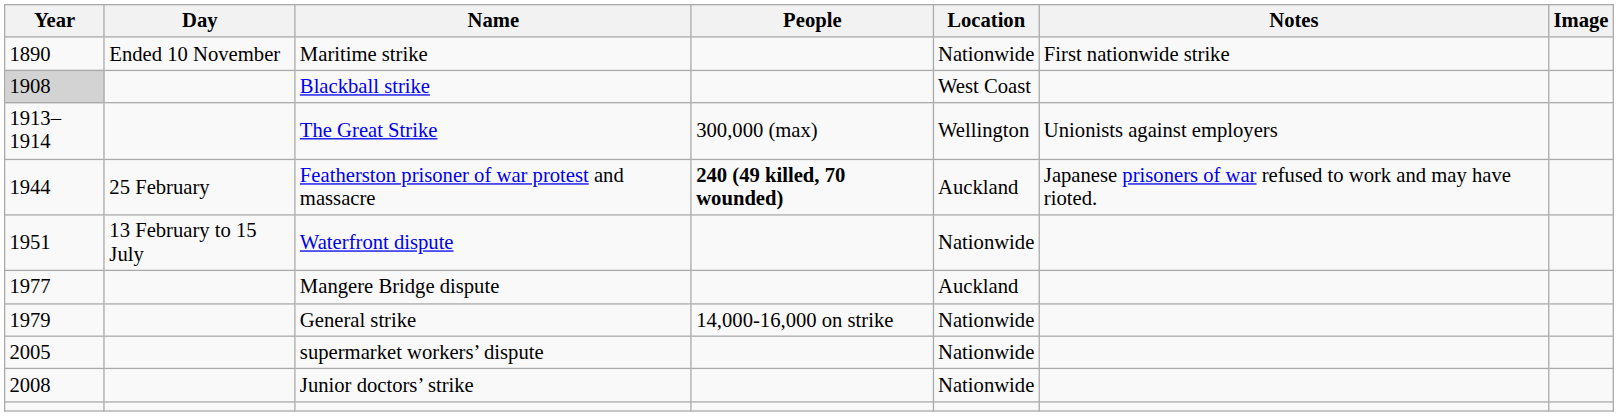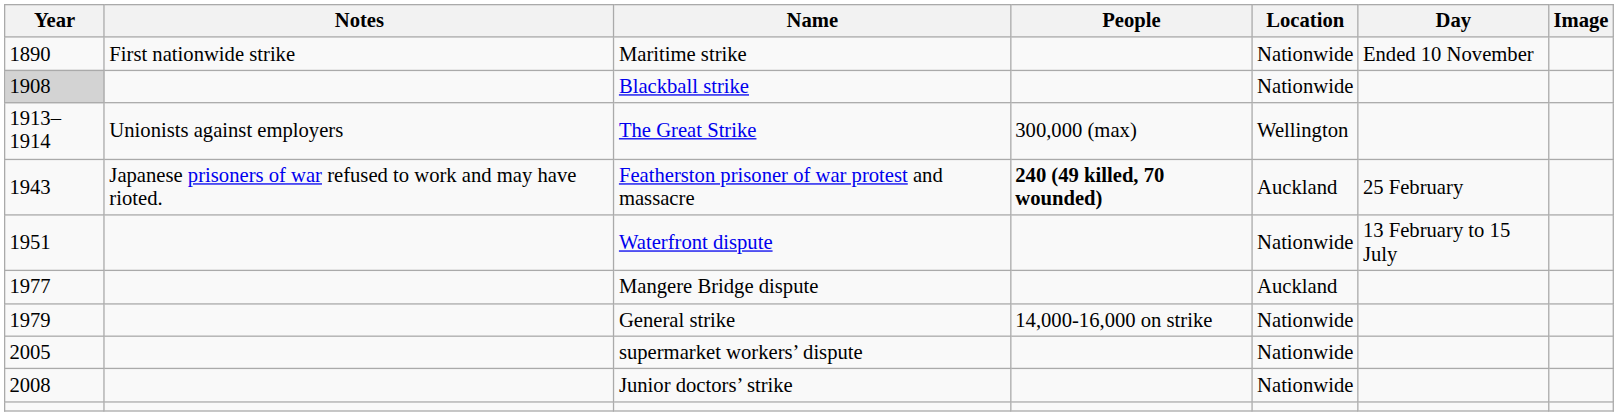columns swapped: (200, 20) <-> (1294, 20)
(985, 86) West Coast -> (1305, 86) Nationwide
(30, 186) 1944 -> (30, 186) 1943
